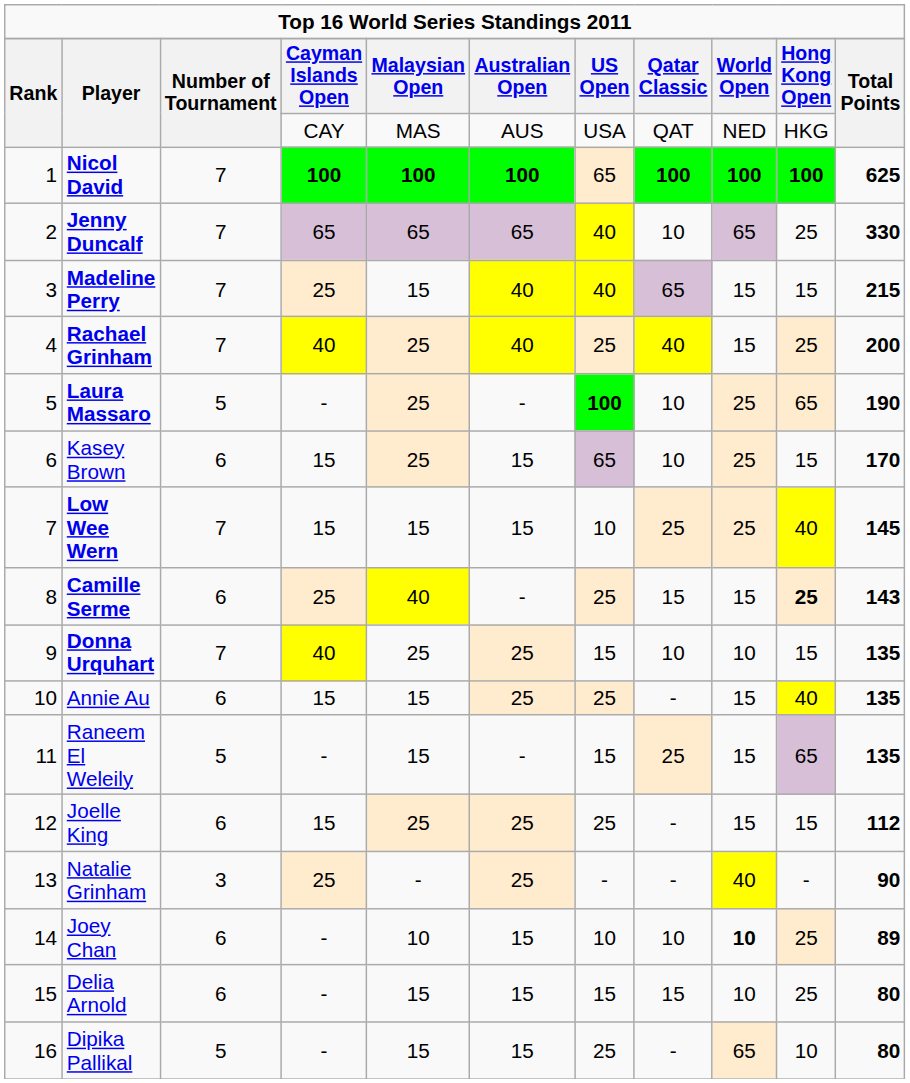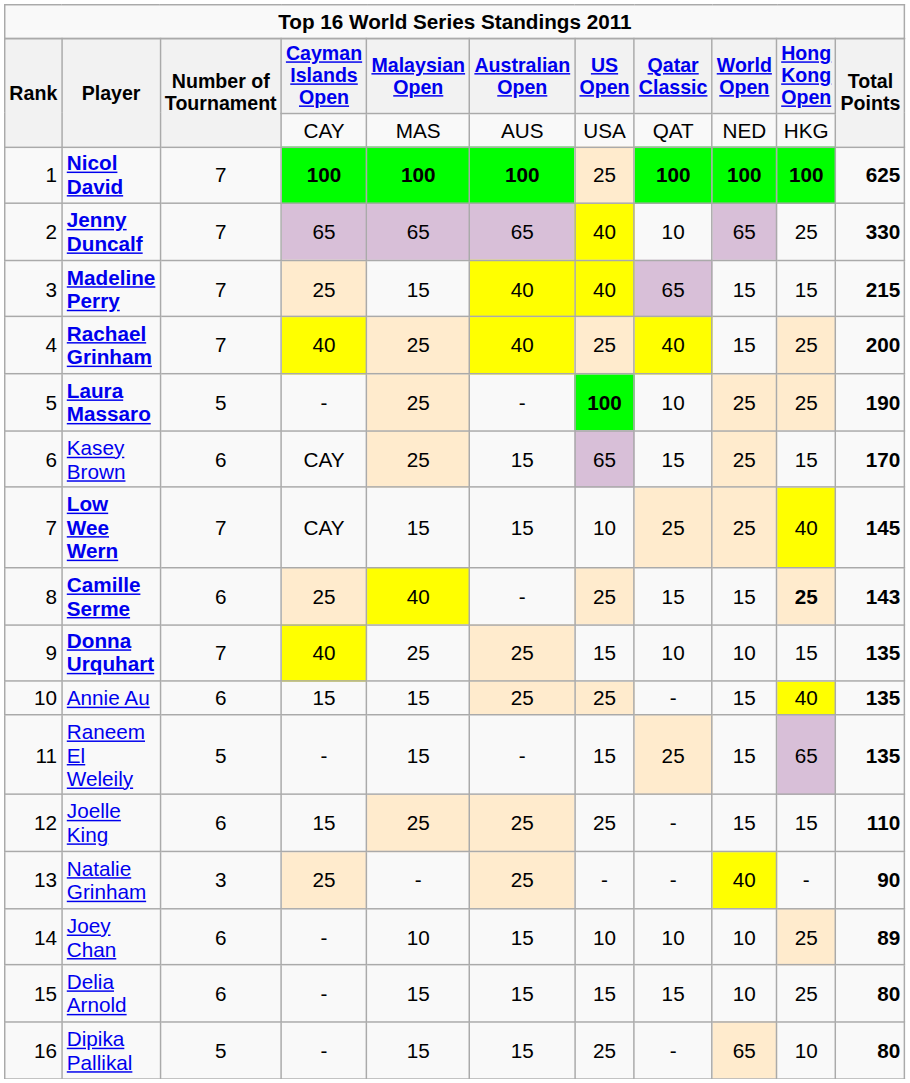(605, 175) 65 -> (605, 175) 25
(806, 402) 65 -> (806, 402) 25
(324, 459) 15 -> (324, 459) CAY
(673, 459) 10 -> (673, 459) 15
(324, 528) 15 -> (324, 528) CAY
(883, 823) 112 -> (883, 823) 110
(744, 937) bold -> (744, 937) normal
